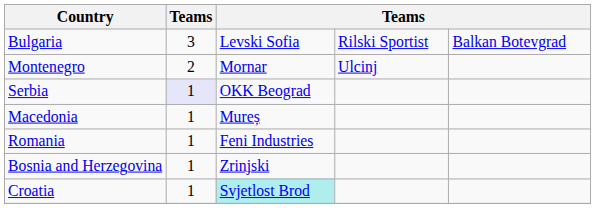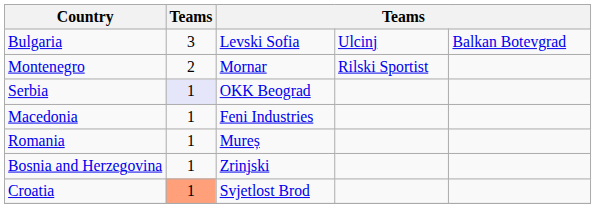(383, 41) Rilski Sportist -> (358, 41) Ulcinj
(358, 66) Ulcinj -> (383, 66) Rilski Sportist
(240, 116) Mureș -> (266, 116) Feni Industries
(266, 141) Feni Industries -> (240, 141) Mureș
(191, 191) no background -> (191, 191) lightsalmon background
(265, 191) paleturquoise background -> (265, 191) no background
